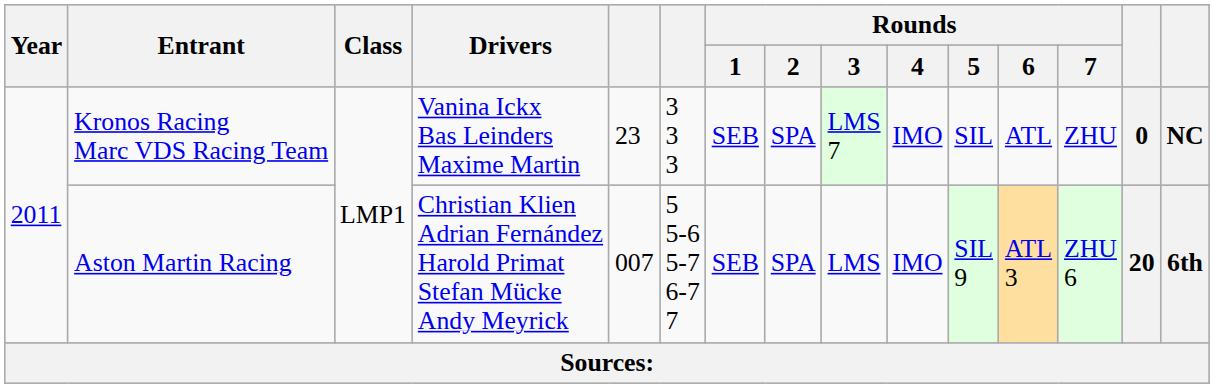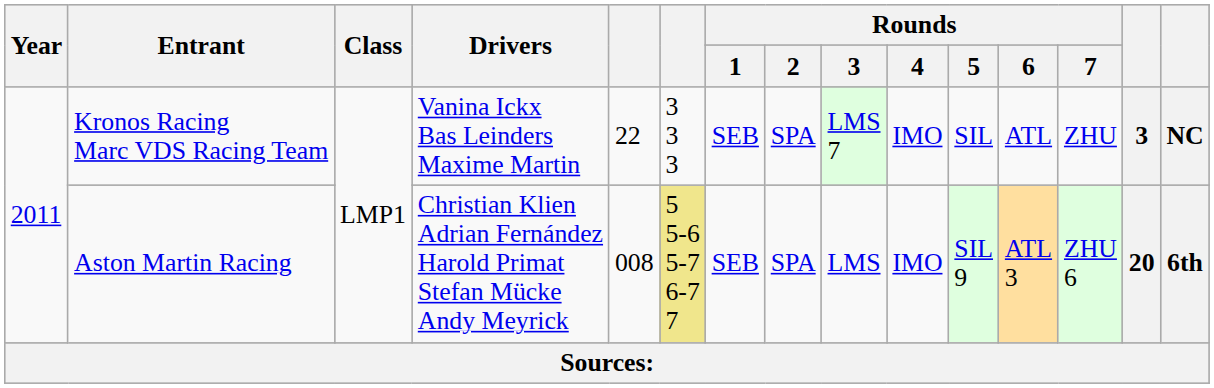(628, 135) 23 -> (628, 135) 22
(1142, 135) 0 -> (1142, 135) 3
(634, 263) 007 -> (634, 263) 008
(683, 263) no background -> (683, 263) khaki background
